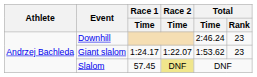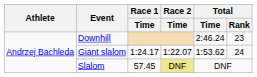(239, 52) 23 -> (239, 52) 24
